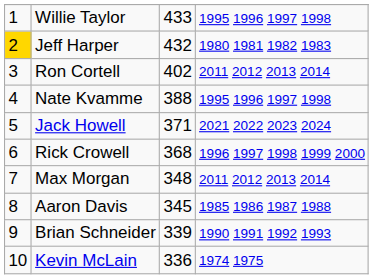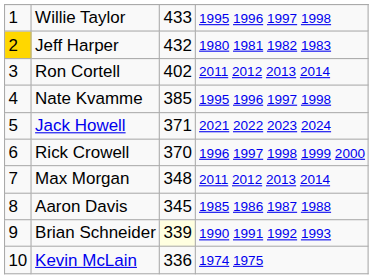(178, 98) 388 -> (178, 98) 385
(178, 152) 368 -> (178, 152) 370
(178, 233) no background -> (178, 233) lightyellow background
